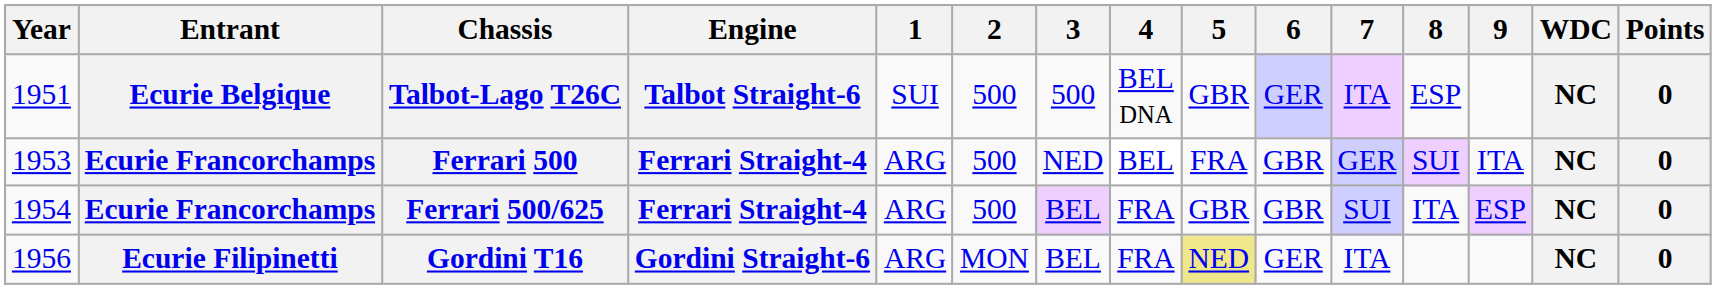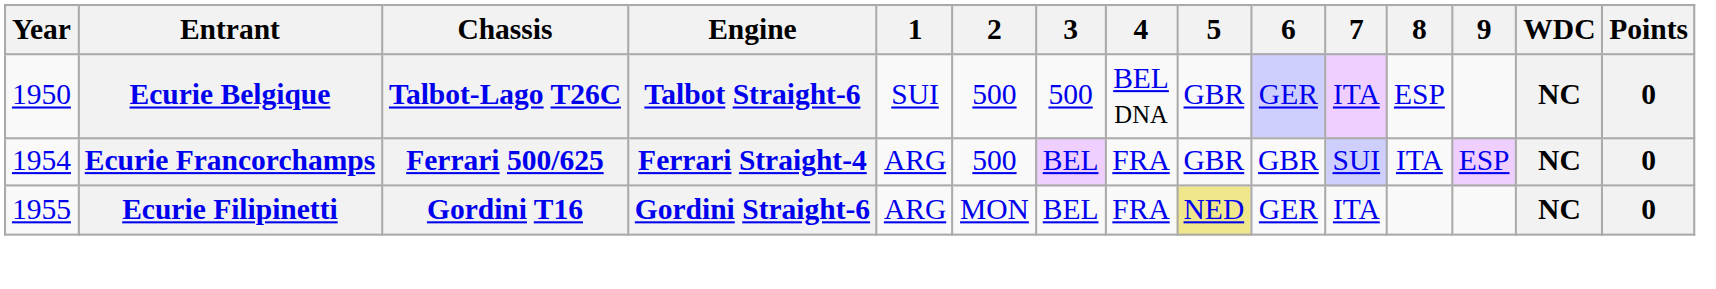(41, 95) 1951 -> (41, 95) 1950
- row: (505, 161)
(41, 258) 1956 -> (41, 210) 1955
